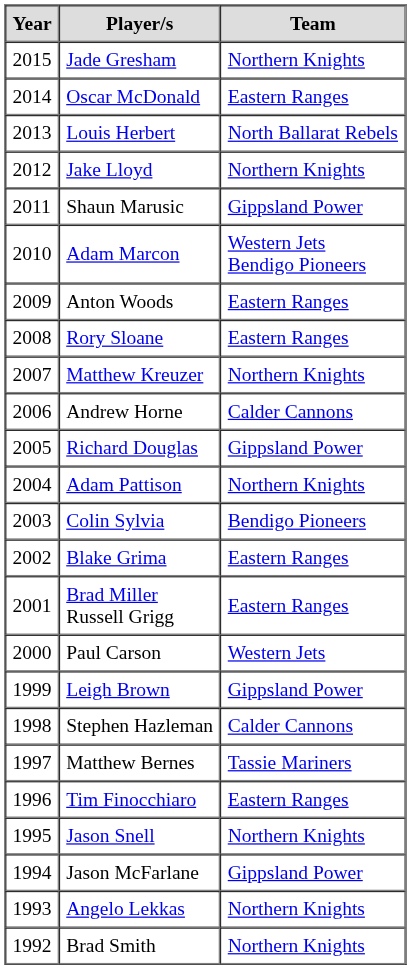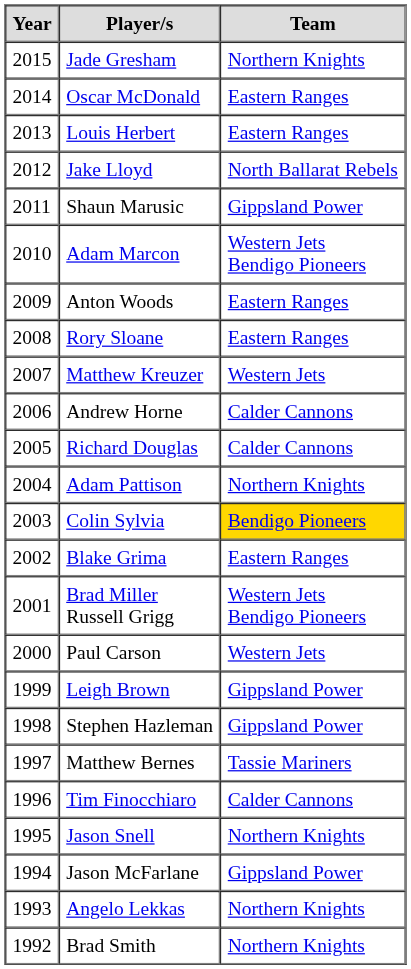(313, 133) North Ballarat Rebels -> (288, 133) Eastern Ranges
(296, 169) Northern Knights -> (313, 169) North Ballarat Rebels
(296, 374) Northern Knights -> (277, 374) Western Jets
(295, 447) Gippsland Power -> (290, 447) Calder Cannons
(297, 521) no background -> (297, 521) gold background
(288, 605) Eastern Ranges -> (297, 605) Western Jets Bendigo Pioneers
(290, 726) Calder Cannons -> (295, 726) Gippsland Power
(288, 799) Eastern Ranges -> (290, 799) Calder Cannons
